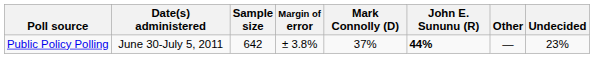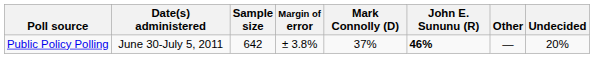(421, 44) 44% -> (421, 44) 46%
(557, 44) 23% -> (557, 44) 20%
